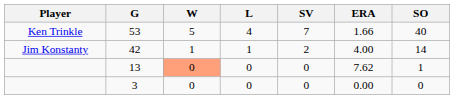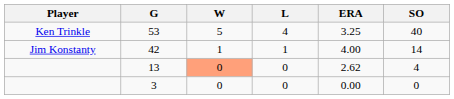- column: (306, 13)
(363, 31) 1.66 -> (351, 31) 3.25
(363, 67) 7.62 -> (351, 67) 2.62
(421, 67) 1 -> (416, 67) 4
